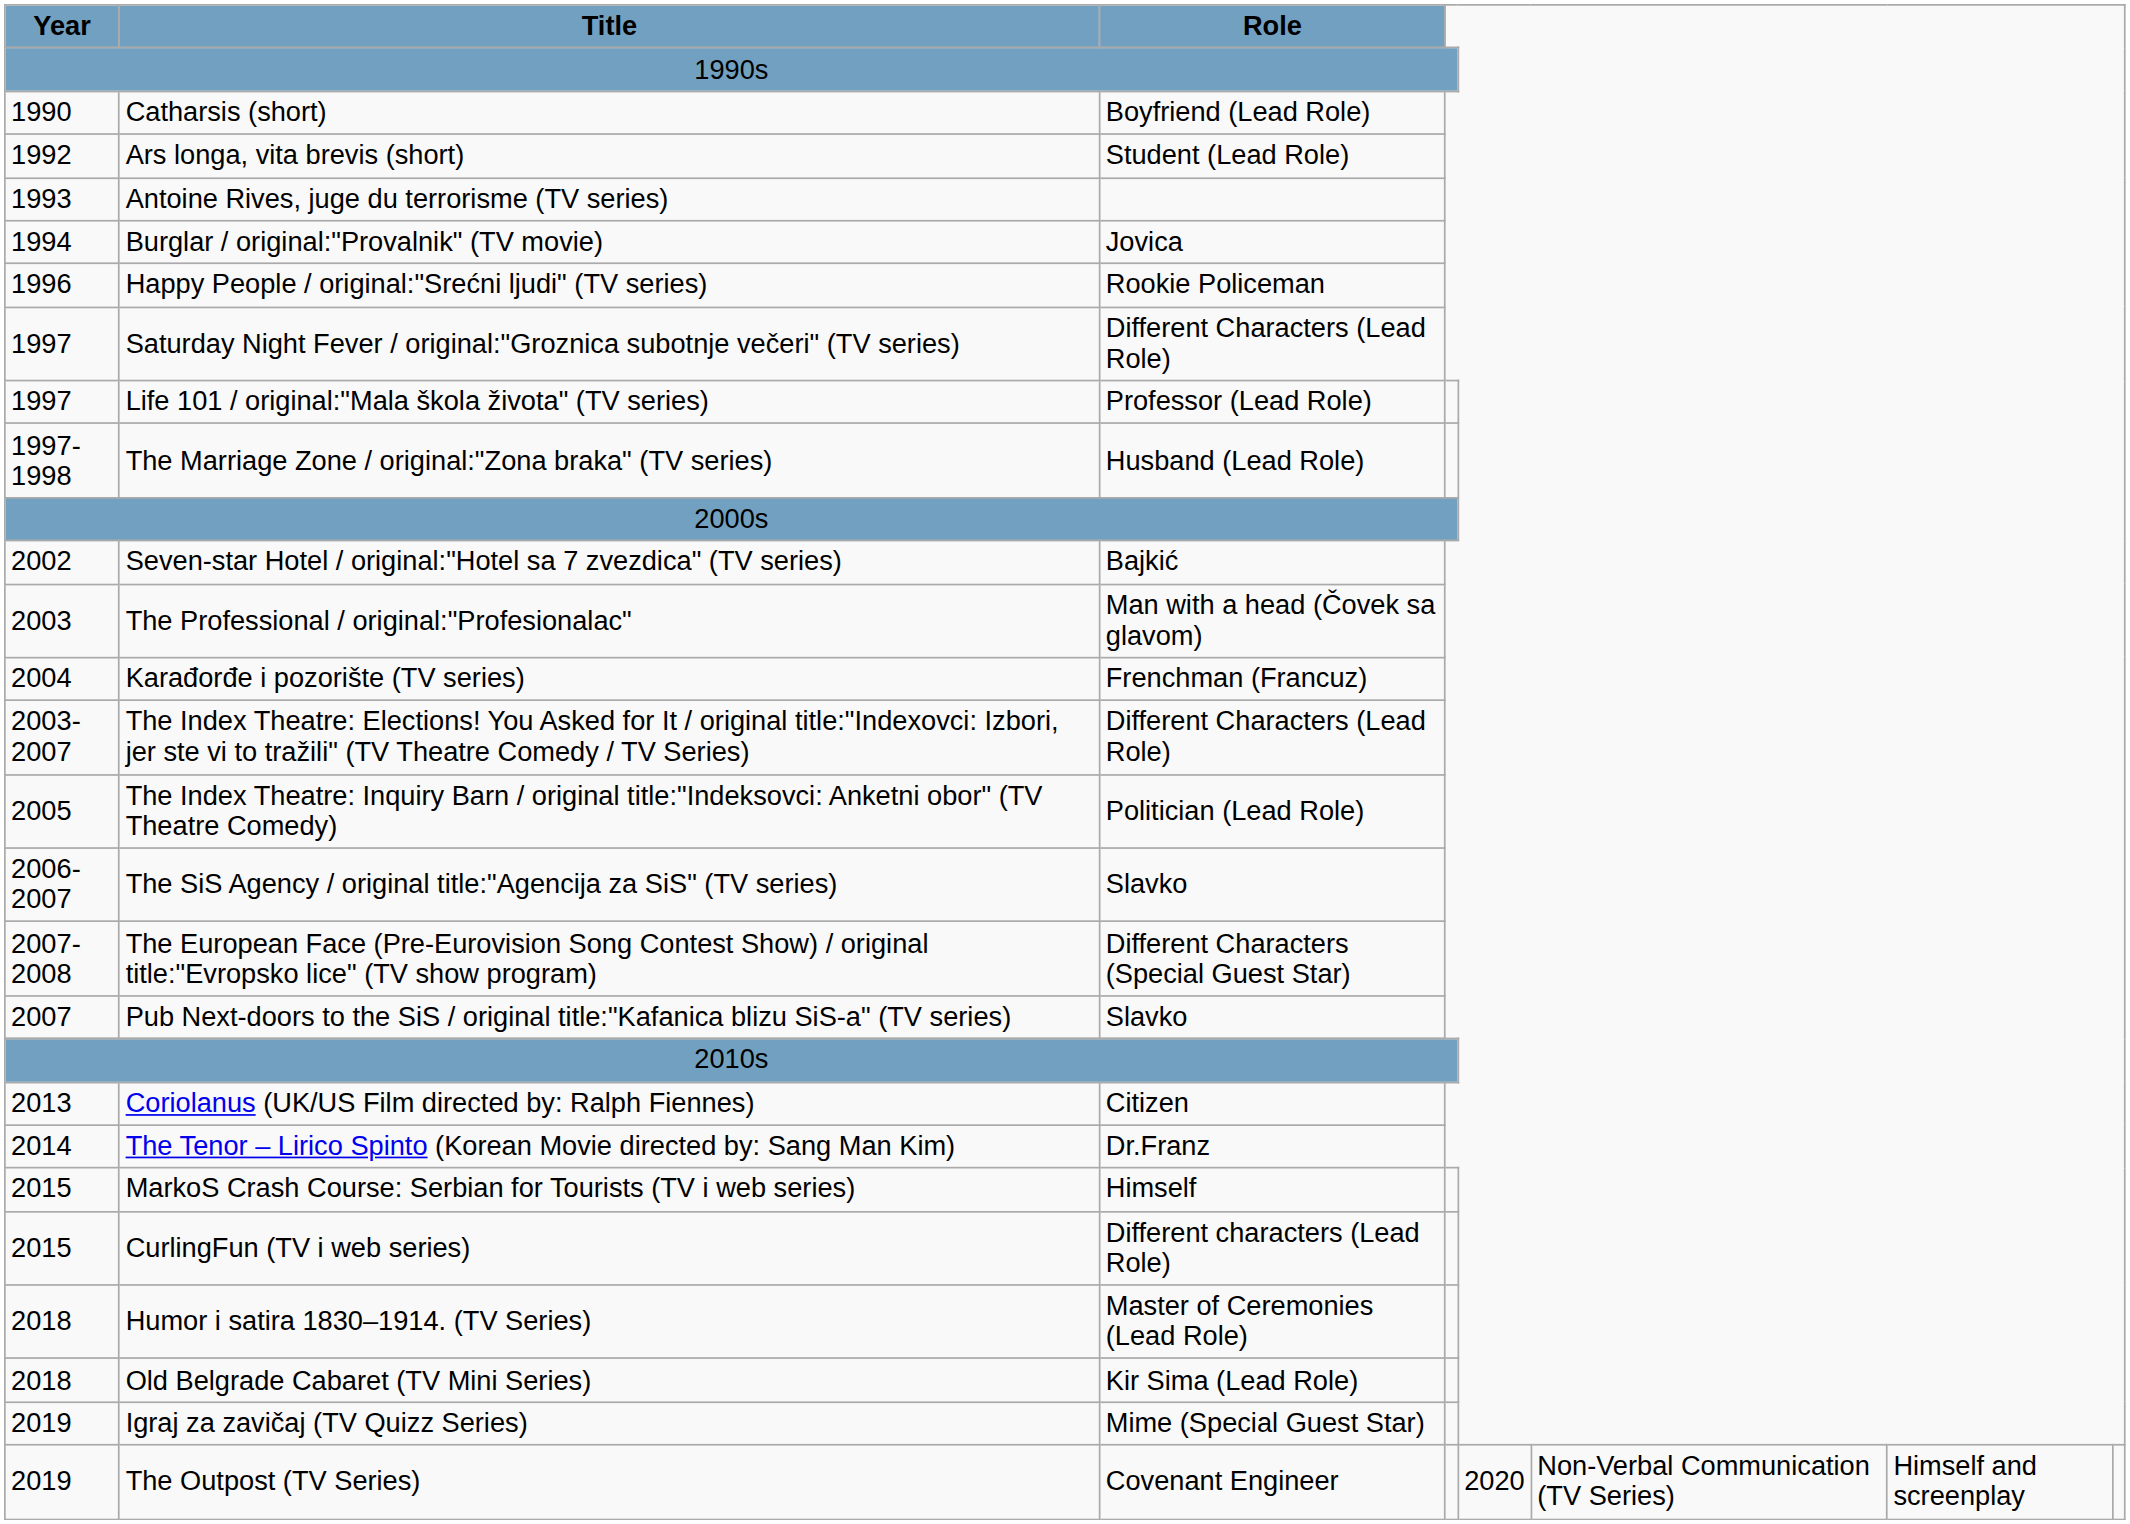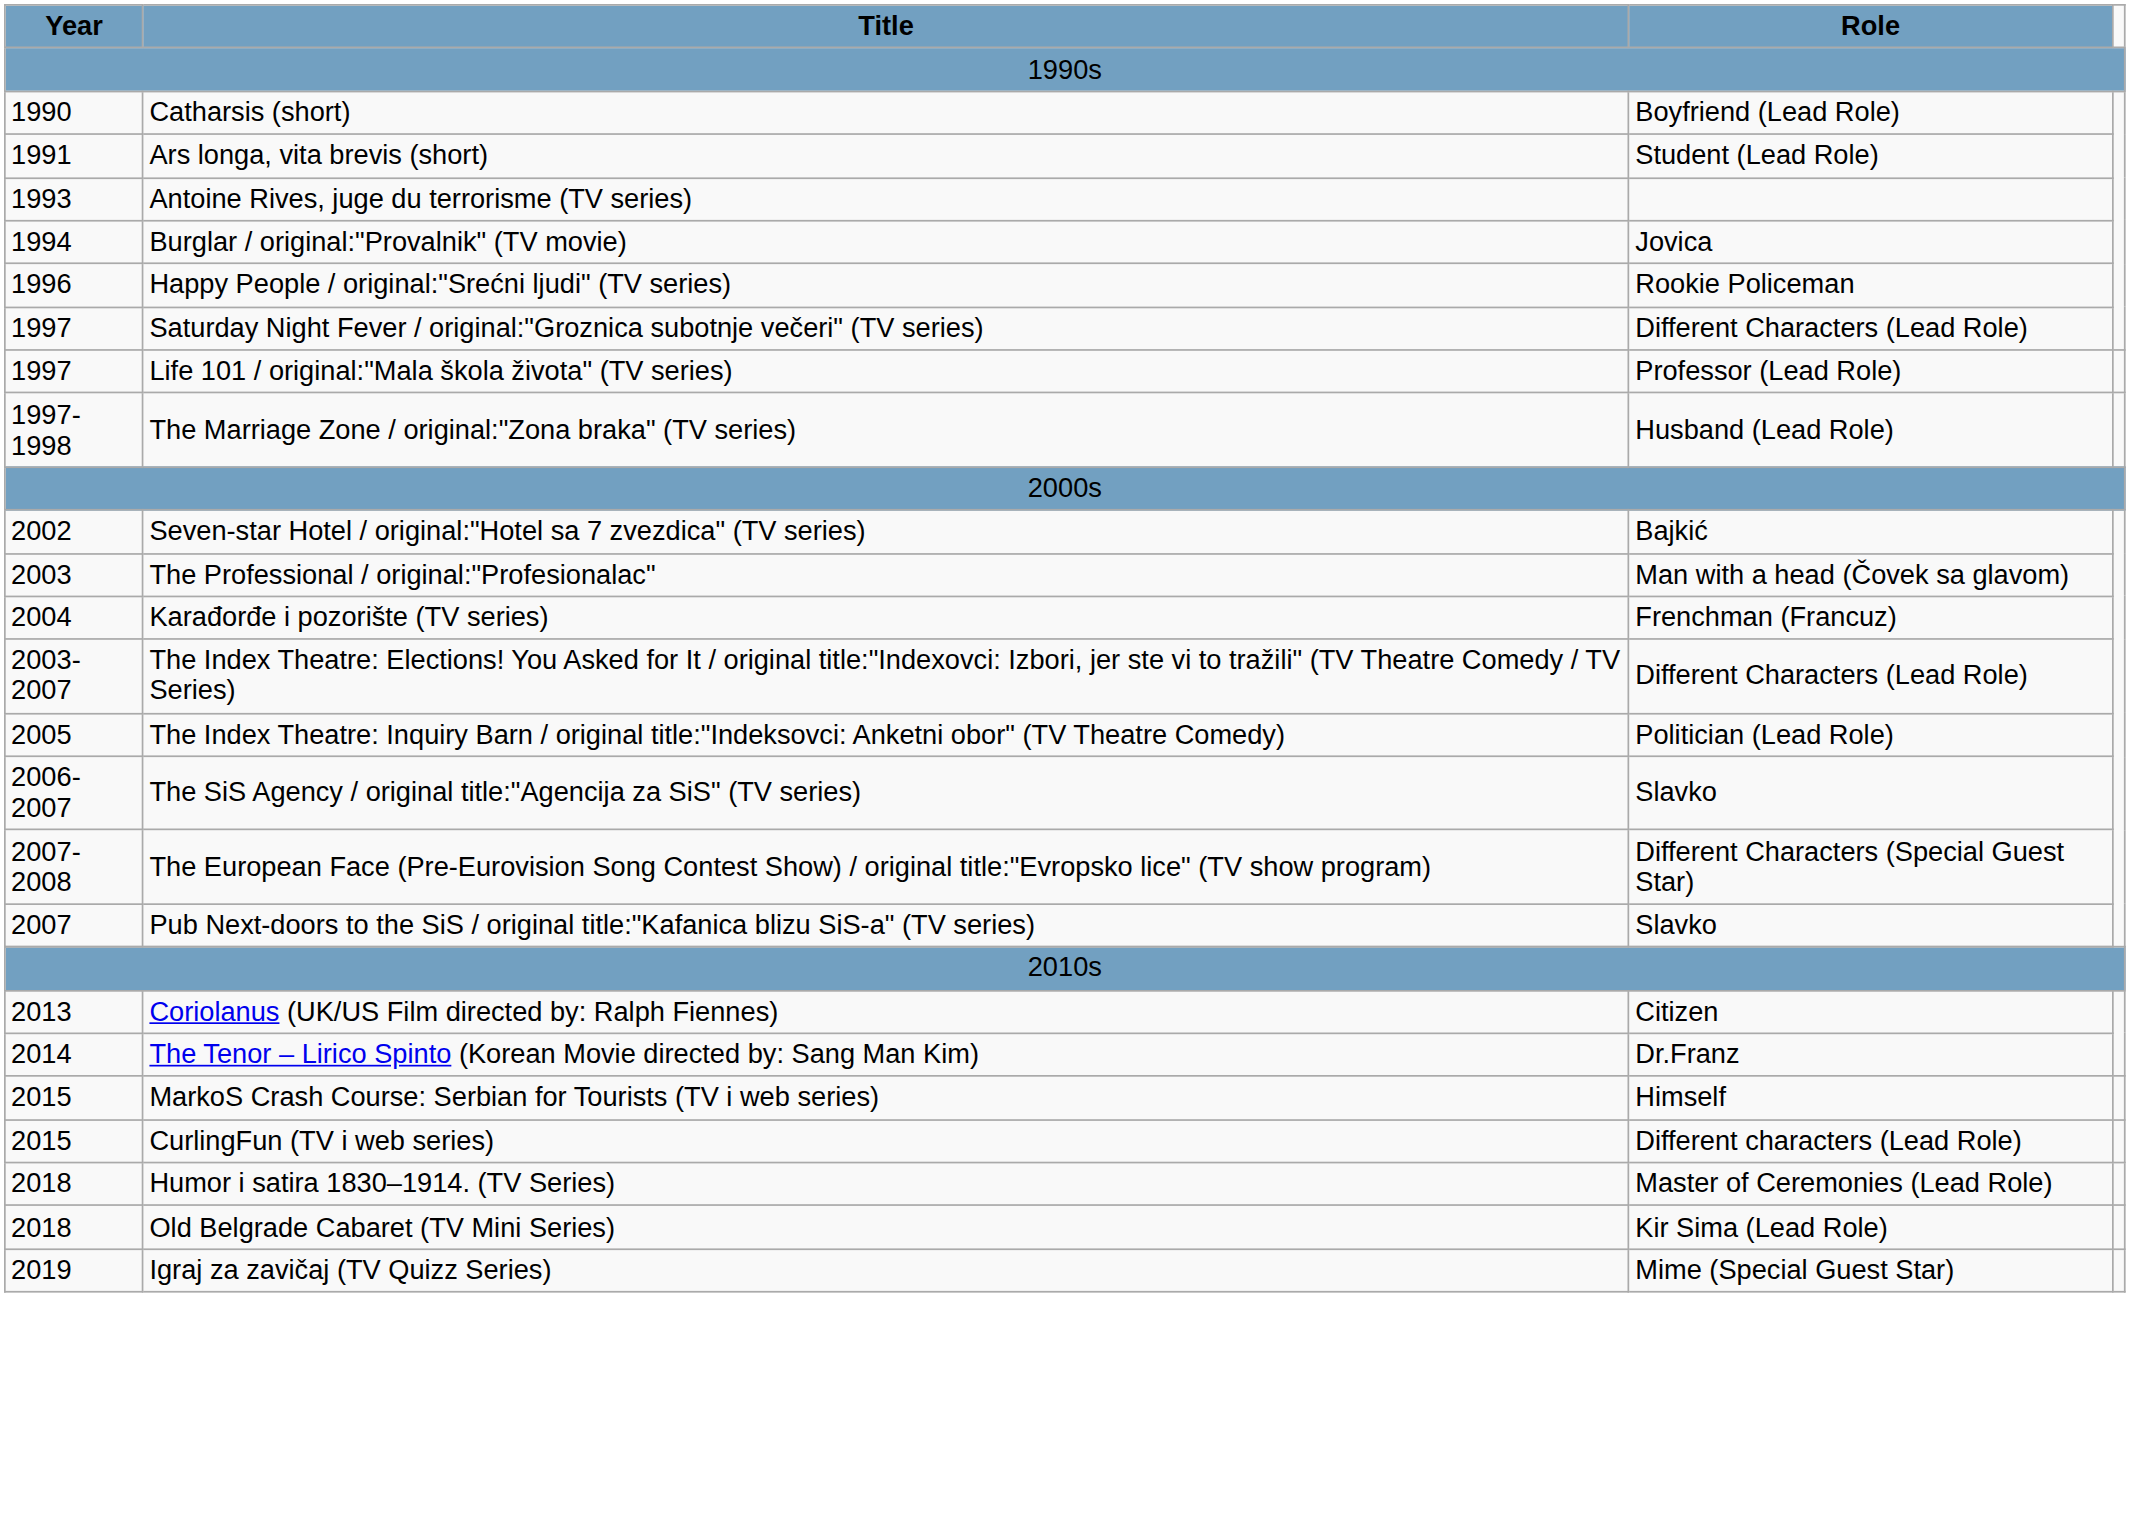(41, 155) 1992 -> (41, 155) 1991
- row: (273, 1481)
